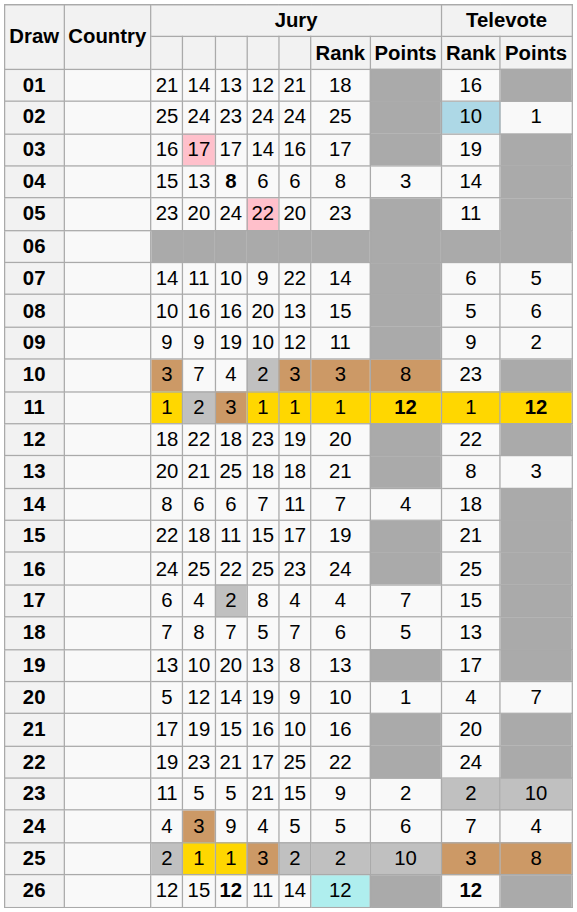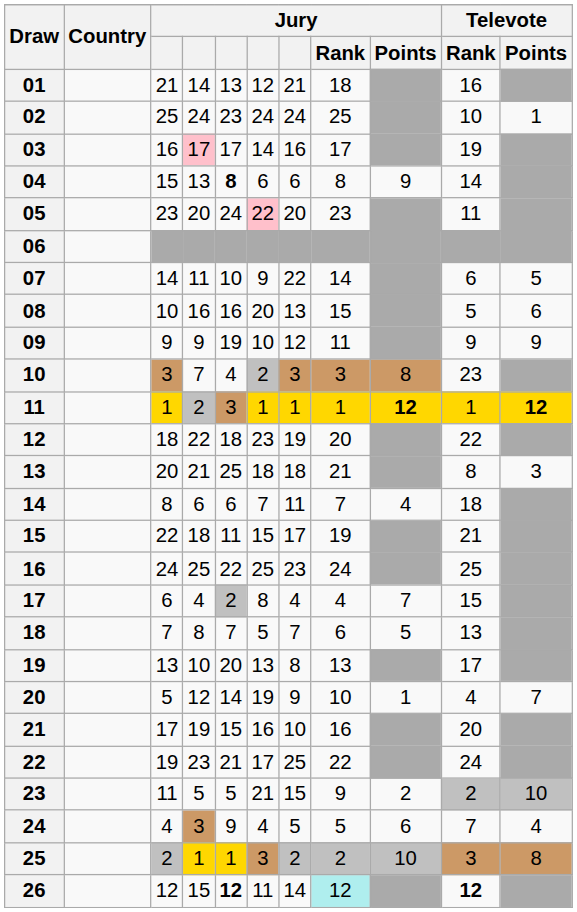(471, 117) lightblue background -> (471, 117) no background
(406, 181) 3 -> (406, 181) 9
(536, 342) 2 -> (536, 342) 9
